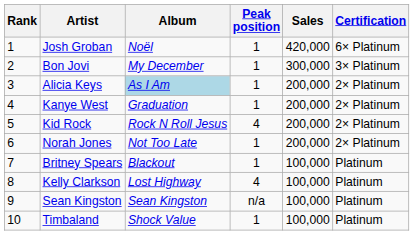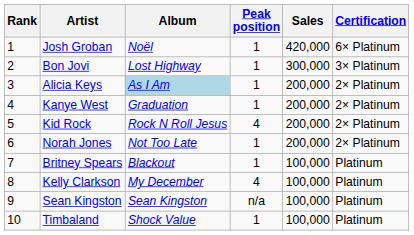(166, 66) My December -> (164, 66) Lost Highway
(164, 182) Lost Highway -> (166, 182) My December
